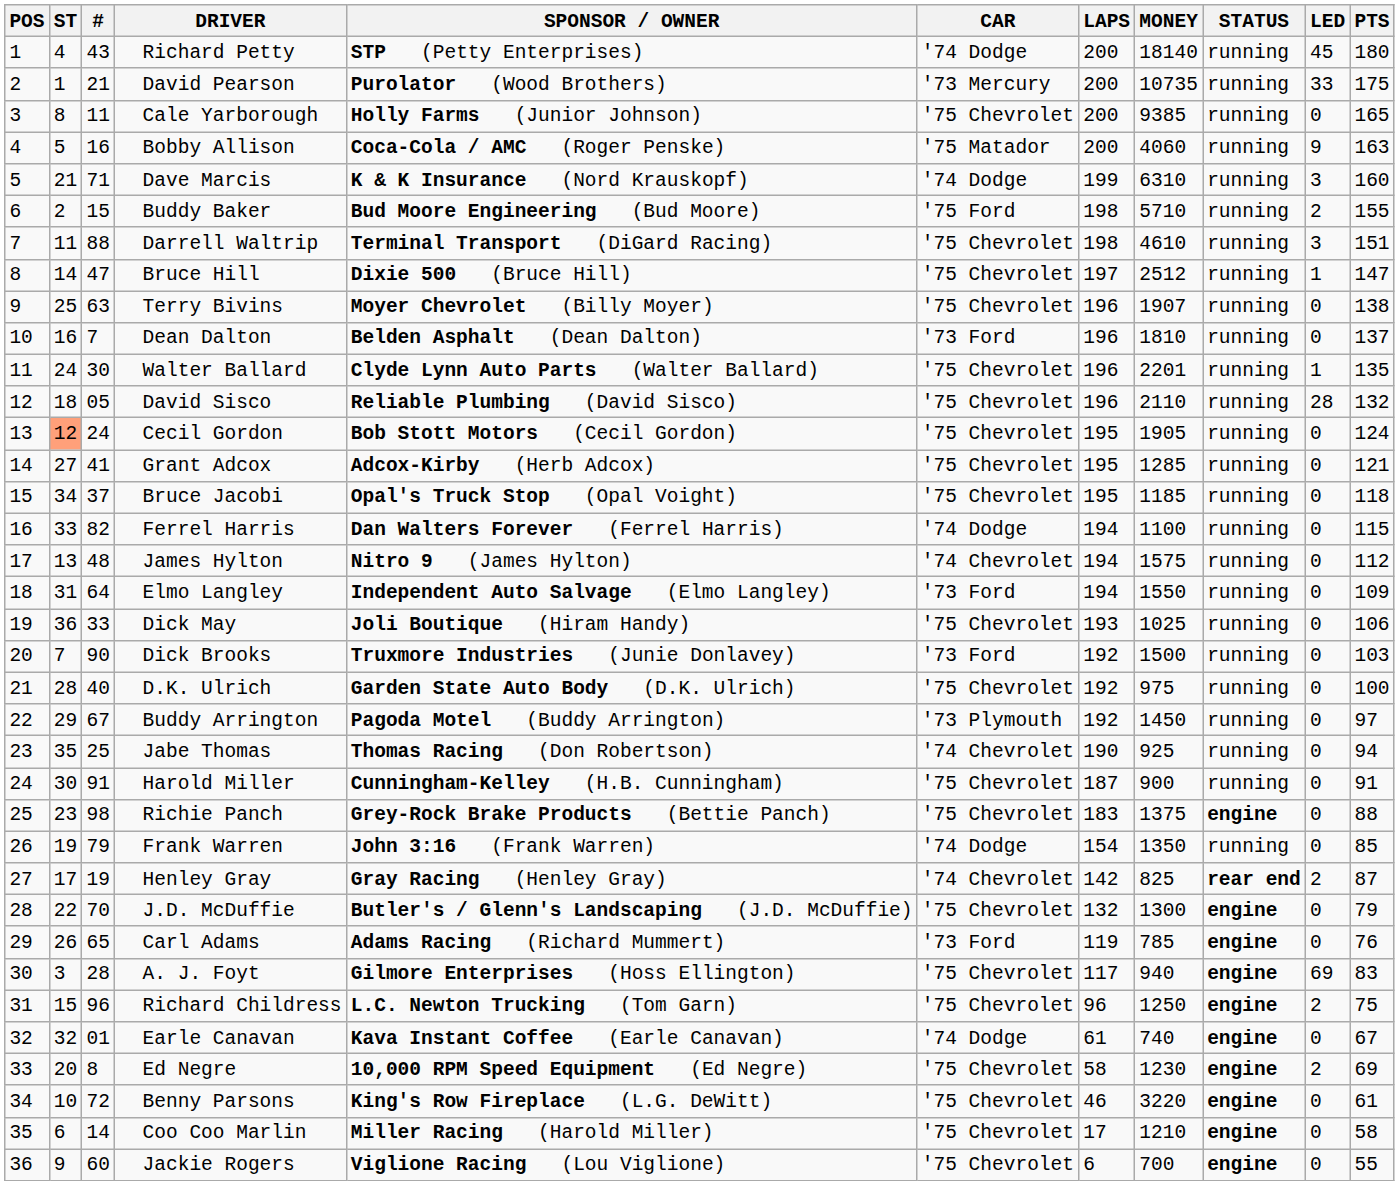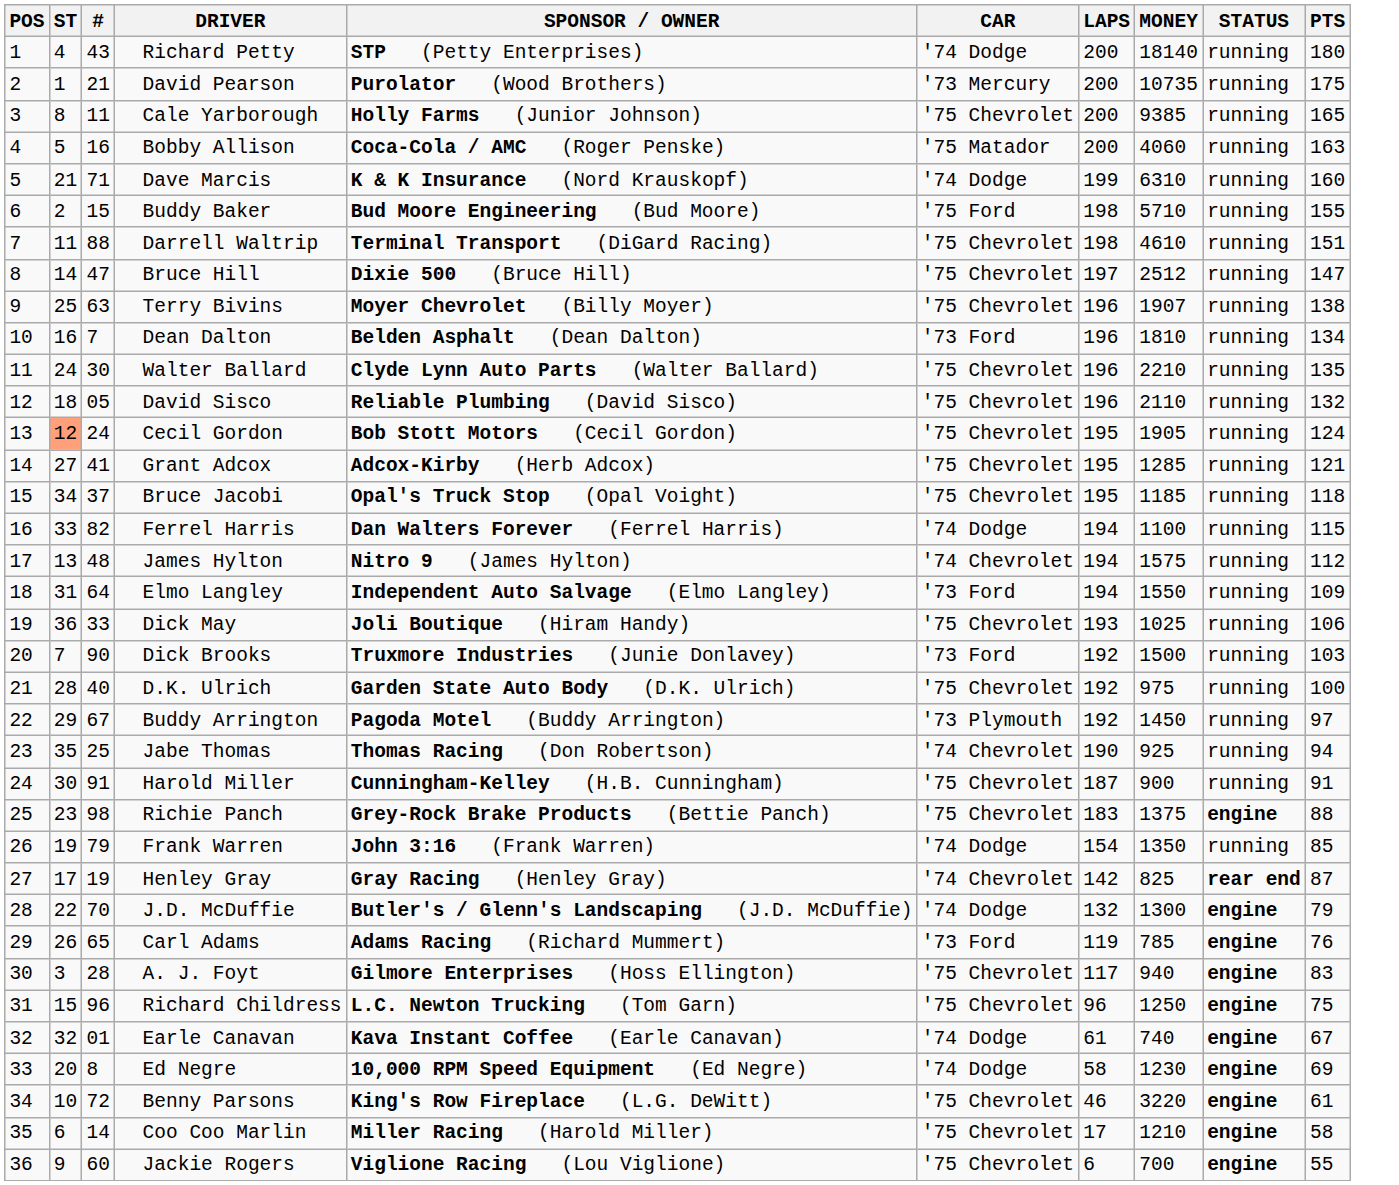- column: (1328, 21)
(1372, 338) 137 -> (1328, 338) 134
(1163, 370) 2201 -> (1163, 370) 2210
(998, 911) '75 Chevrolet -> (974, 911) '74 Dodge
(998, 1069) '75 Chevrolet -> (974, 1069) '74 Dodge
